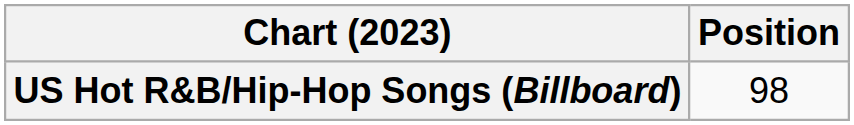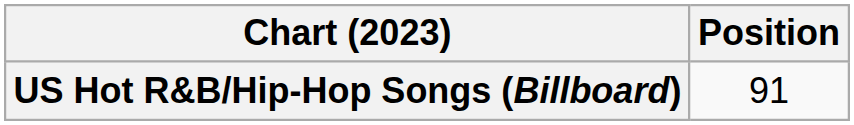(769, 90) 98 -> (769, 90) 91
